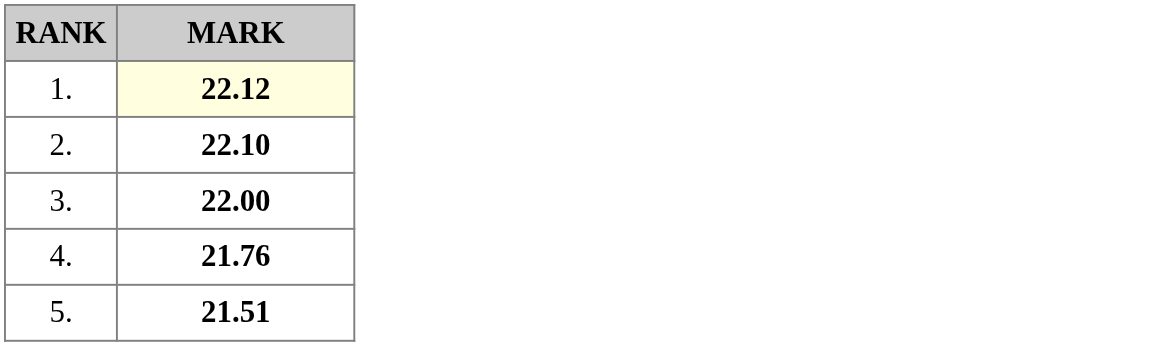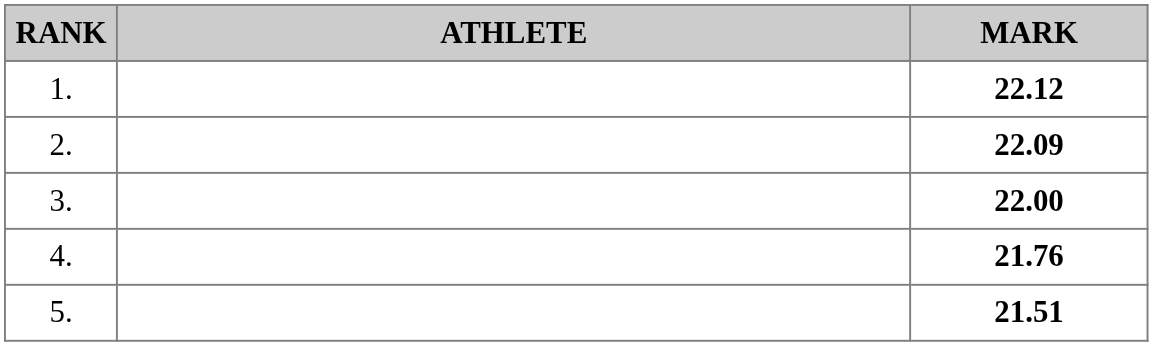+ column: (514, 32)
(236, 88) lightyellow background -> (1029, 88) no background
(236, 144) 22.10 -> (1029, 144) 22.09
